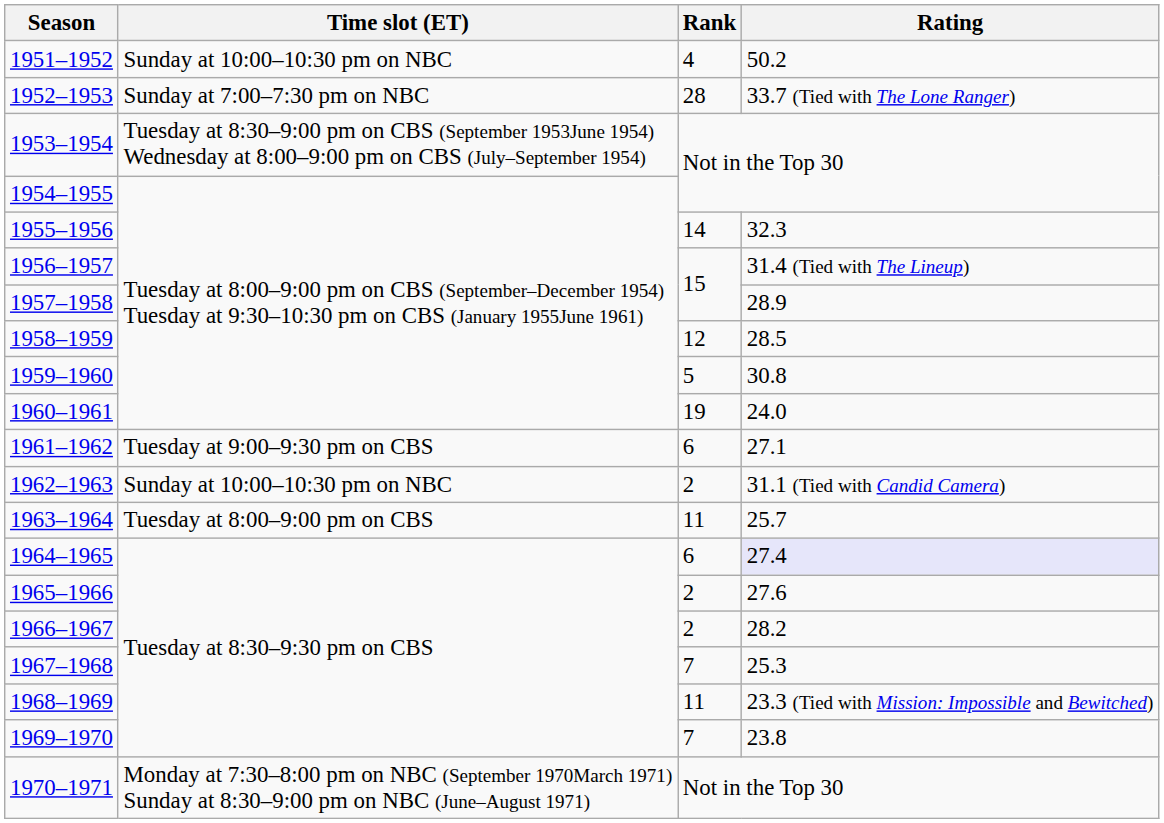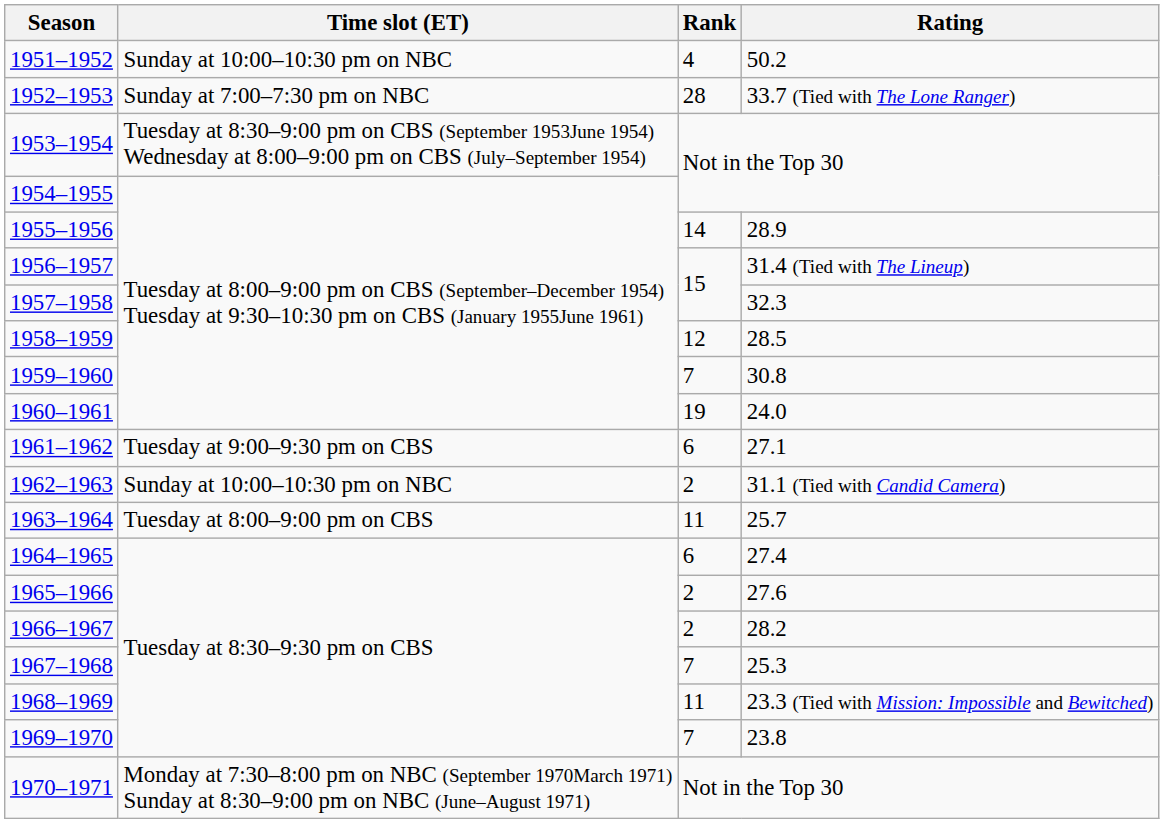(767, 229) 32.3 -> (767, 229) 28.9
(767, 302) 28.9 -> (767, 302) 32.3
(689, 374) 5 -> (689, 374) 7
(767, 556) lavender background -> (767, 556) no background
